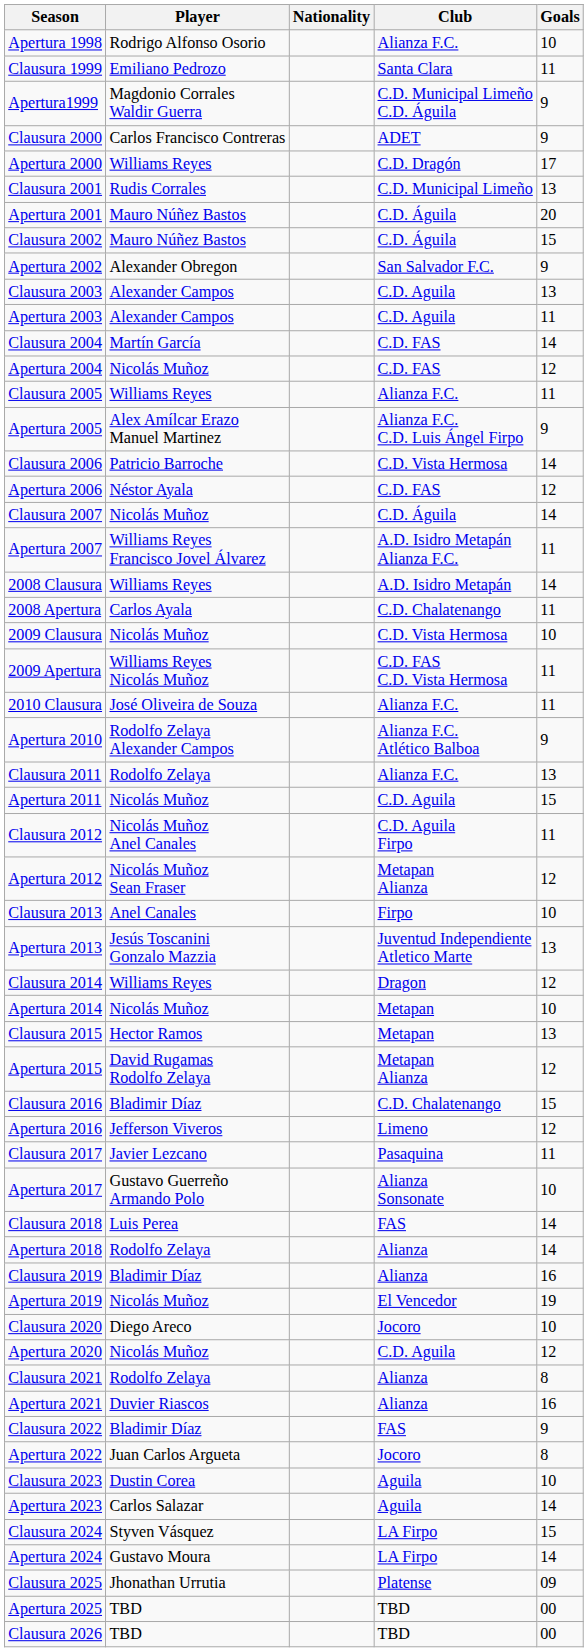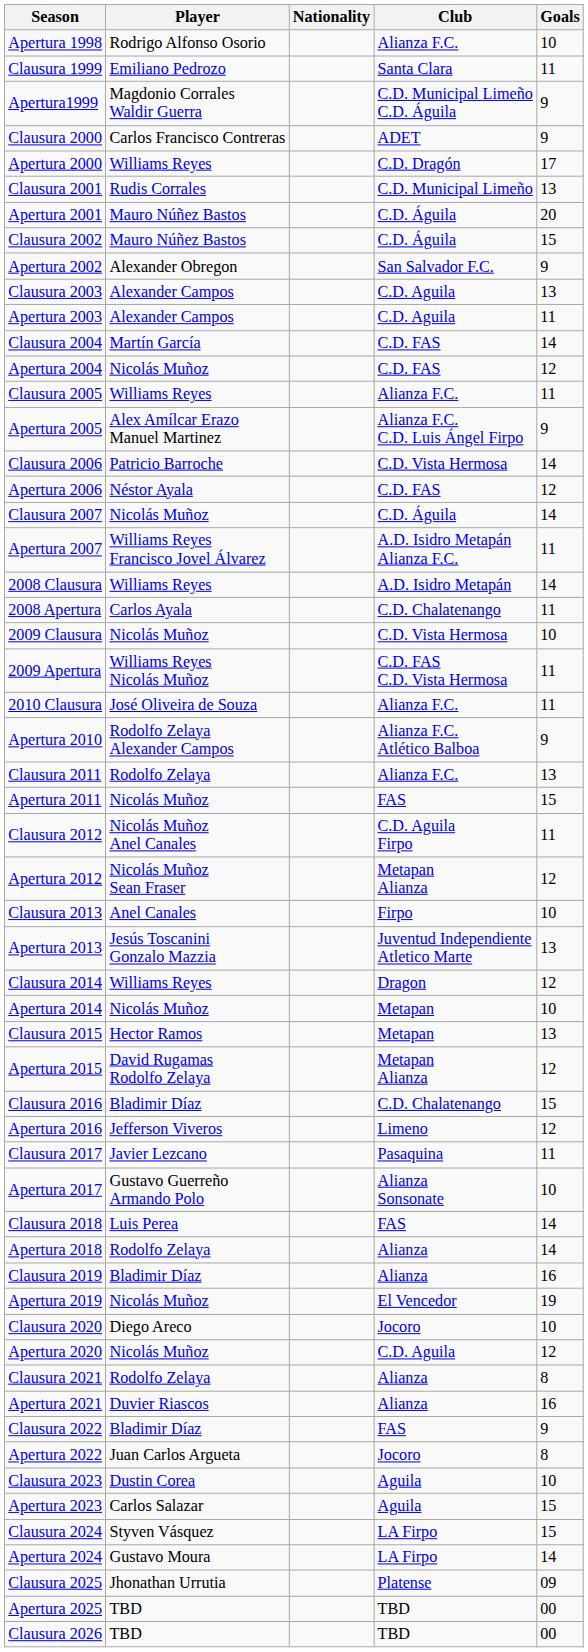(416, 800) C.D. Aguila -> (392, 800) FAS
(548, 1506) 14 -> (548, 1506) 15
